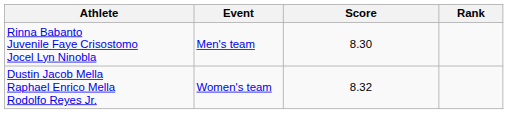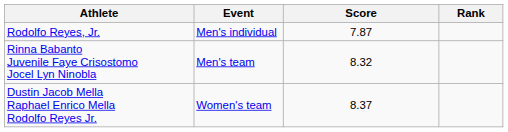+ row: (54, 32)
(361, 44) 8.30 -> (361, 62) 8.32
(361, 88) 8.32 -> (361, 106) 8.37
